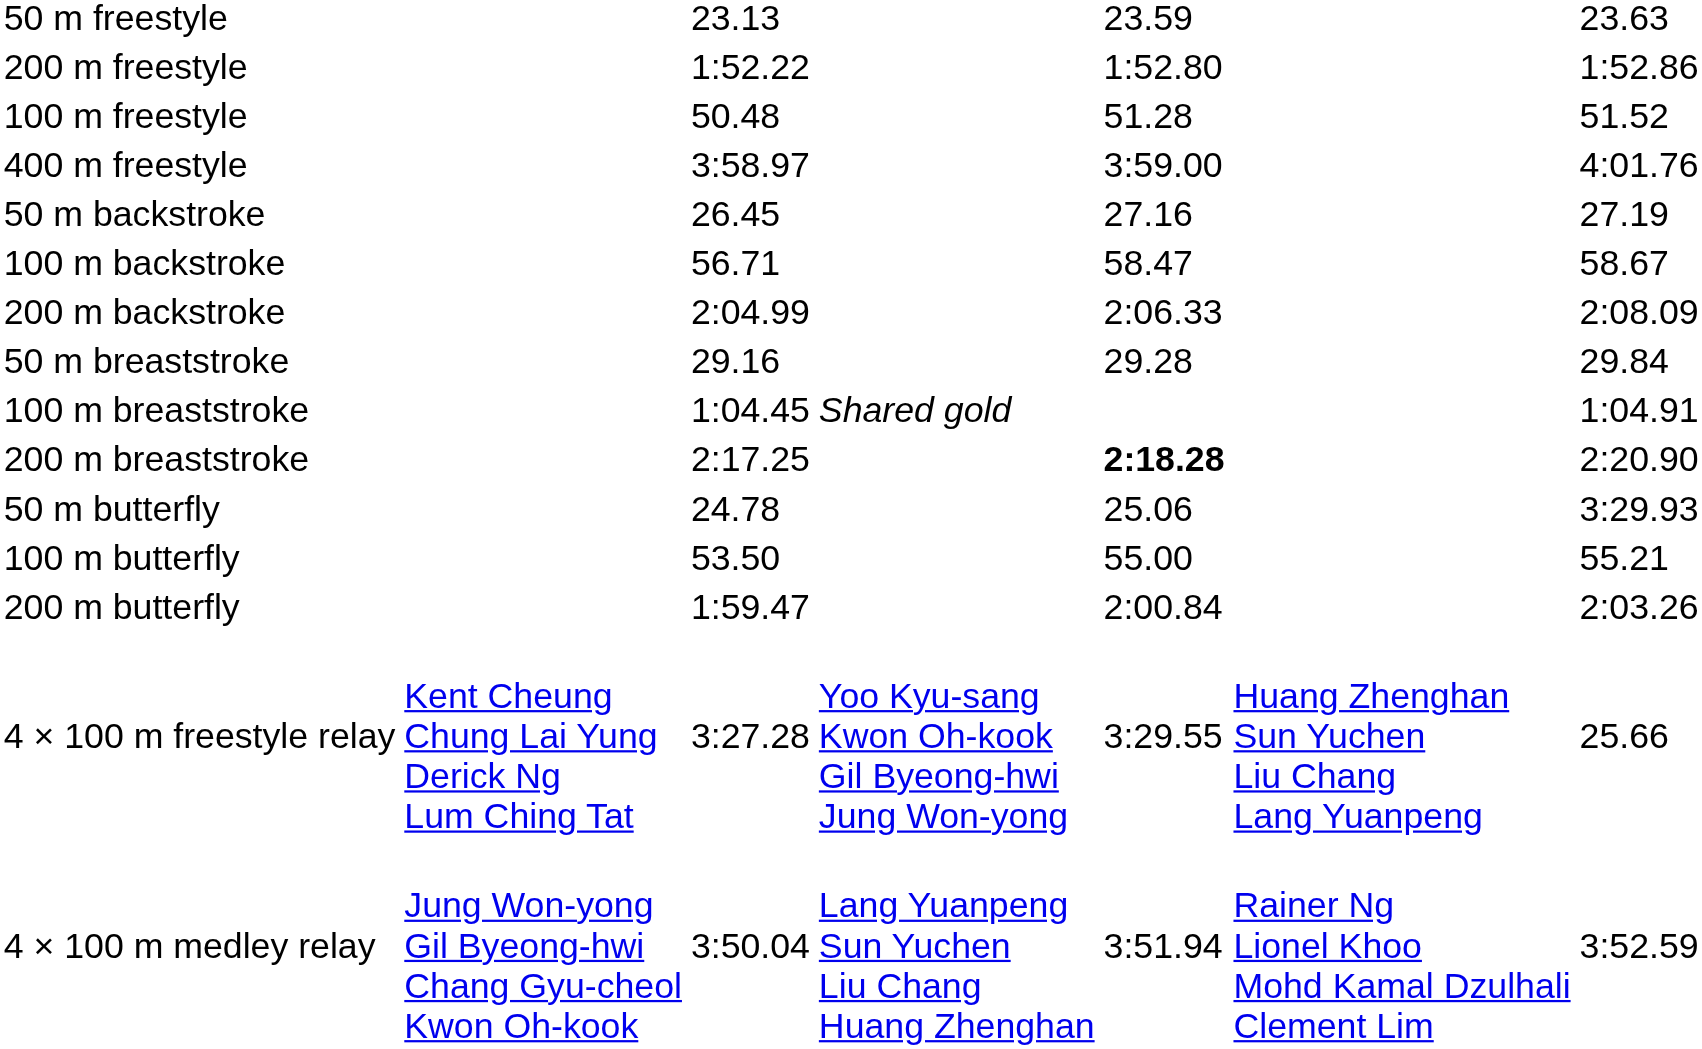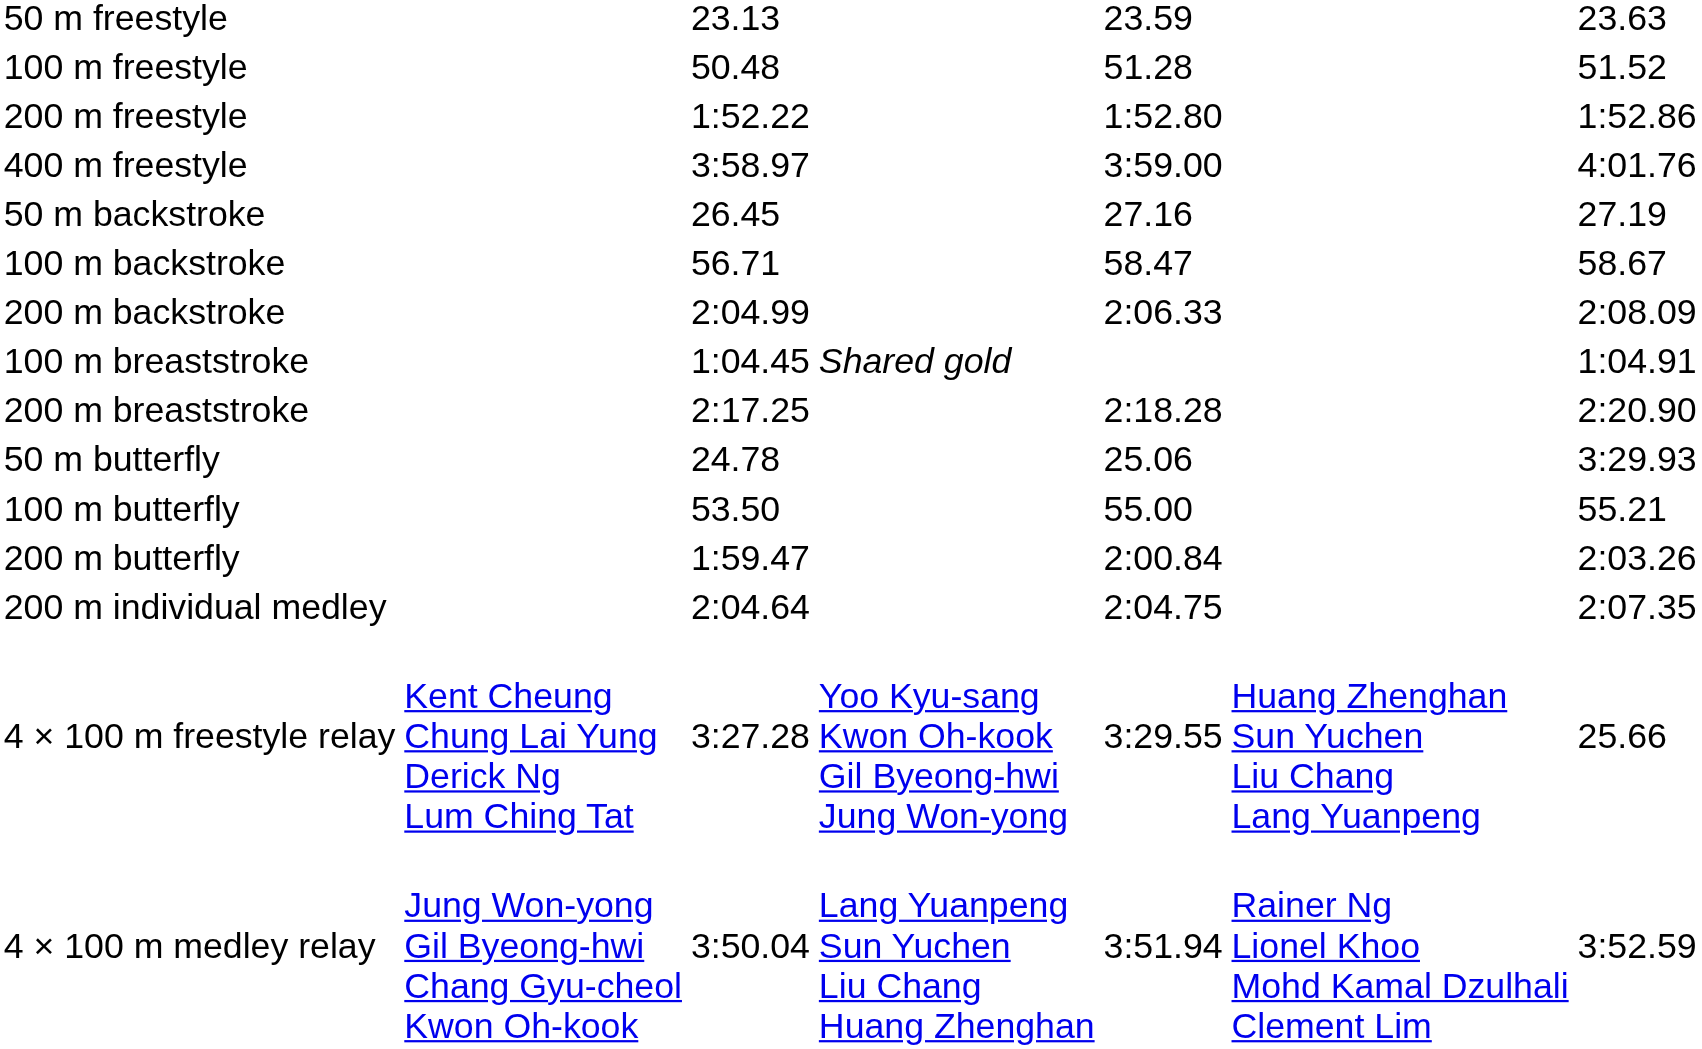rows swapped: (126, 116) <-> (126, 67)
- row: (146, 361)
(1164, 459) bold -> (1163, 410) normal
+ row: (195, 606)
